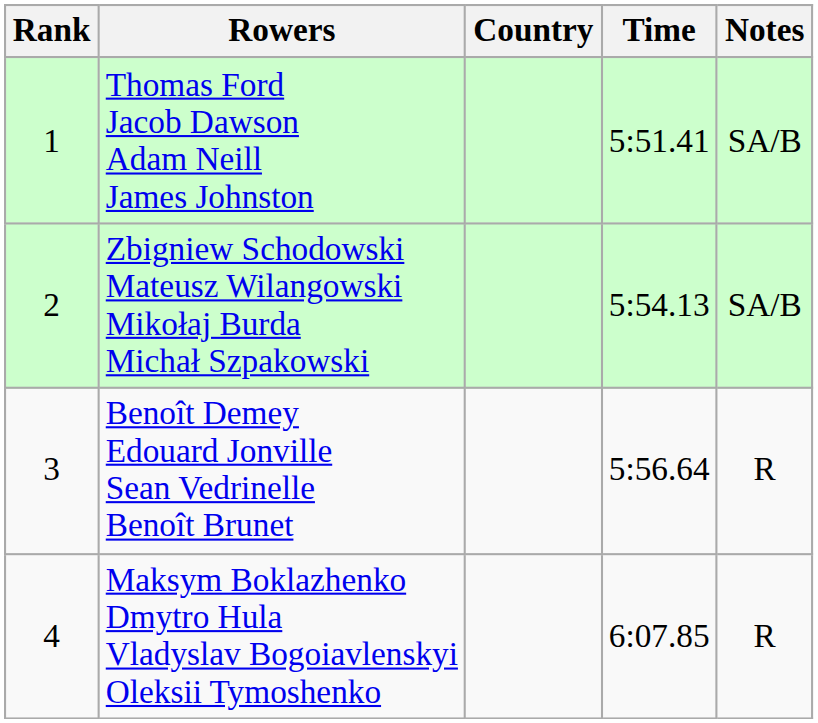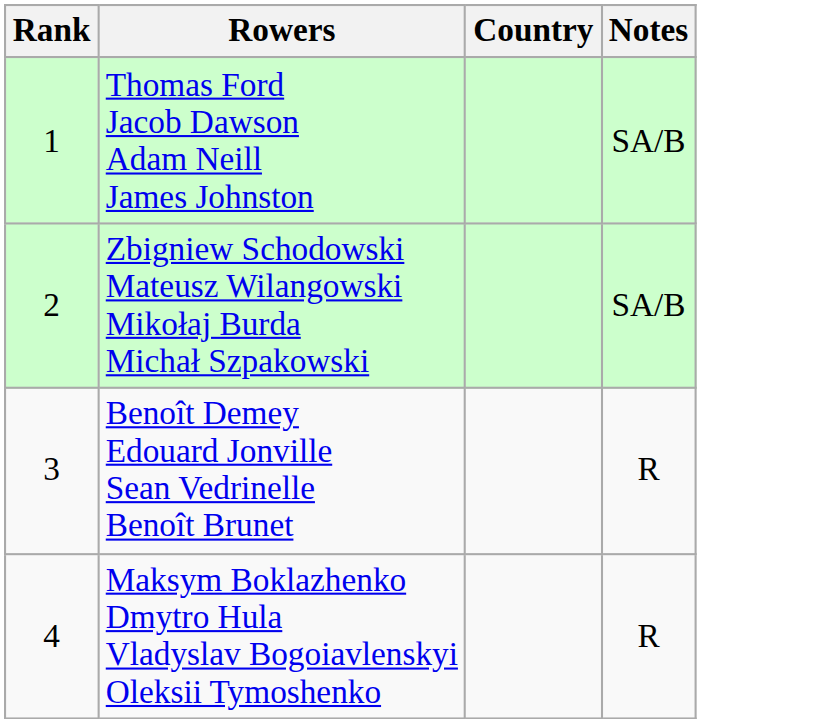- column: (659, 30)
